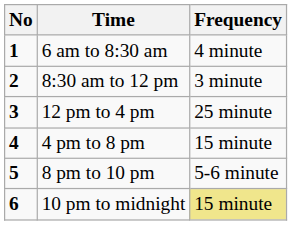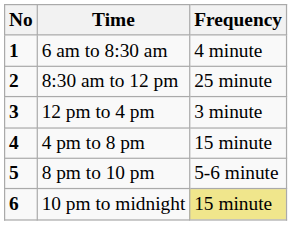(228, 81) 3 minute -> (233, 81) 25 minute
(233, 111) 25 minute -> (228, 111) 3 minute
